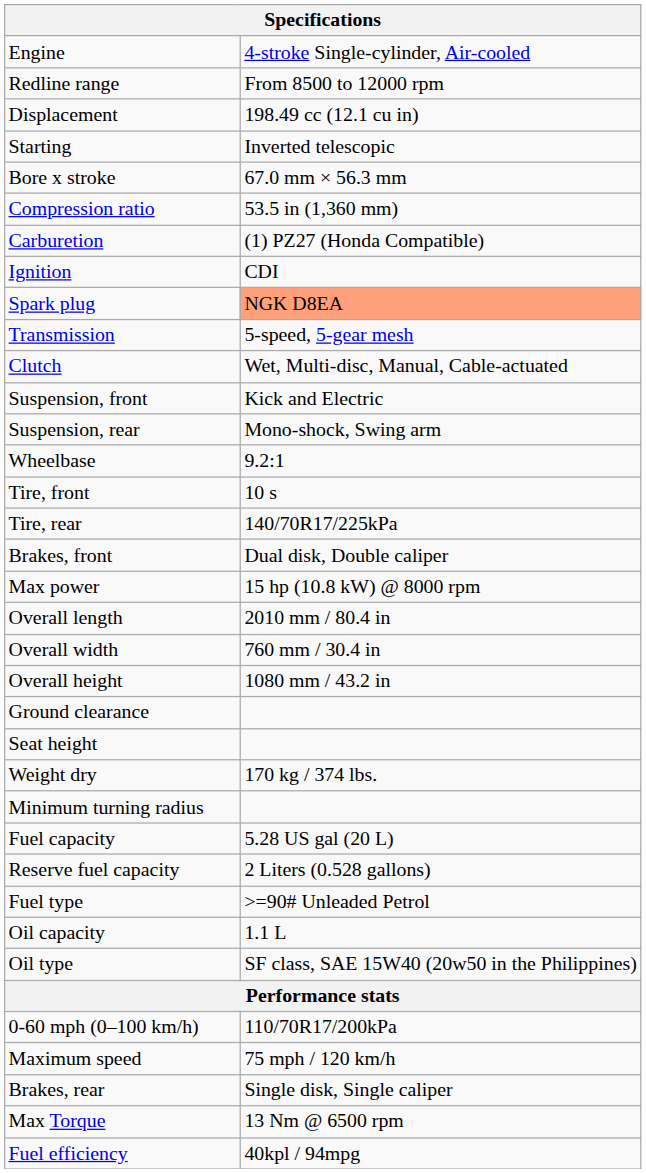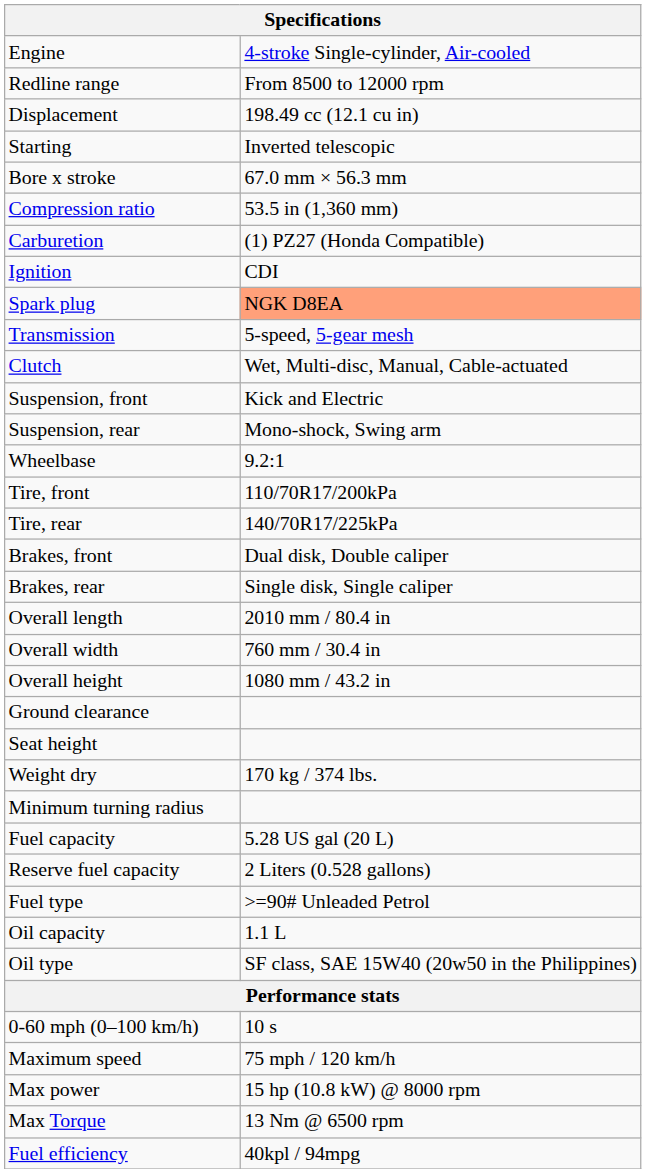(261, 492) 10 s -> (321, 492) 110/70R17/200kPa
rows swapped: (56, 1090) <-> (54, 586)
(321, 1027) 110/70R17/200kPa -> (261, 1027) 10 s
